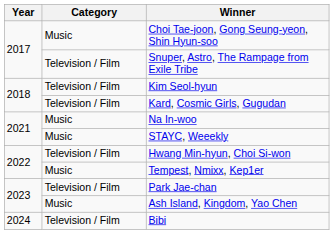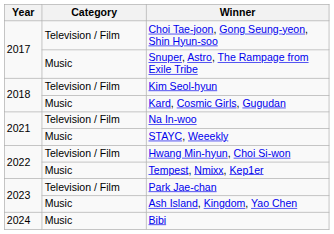(58, 35) Music -> (82, 35) Television / Film
(82, 64) Television / Film -> (58, 64) Music
(82, 103) Television / Film -> (58, 103) Music
(58, 120) Music -> (82, 120) Television / Film
(82, 220) Television / Film -> (58, 220) Music
